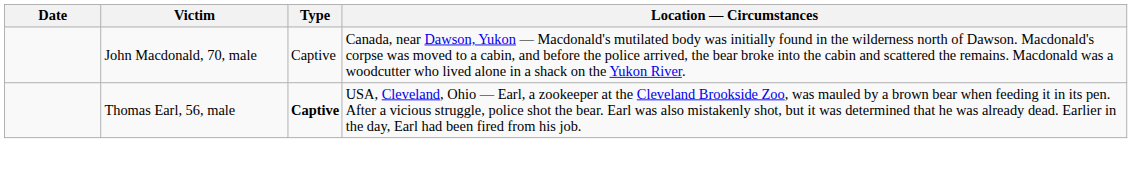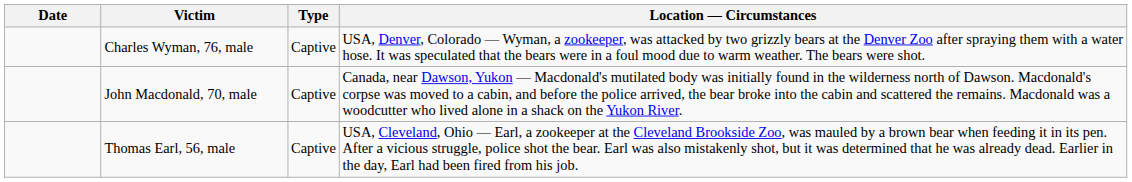+ row: (179, 46)
(315, 110) bold -> (313, 149) normal
